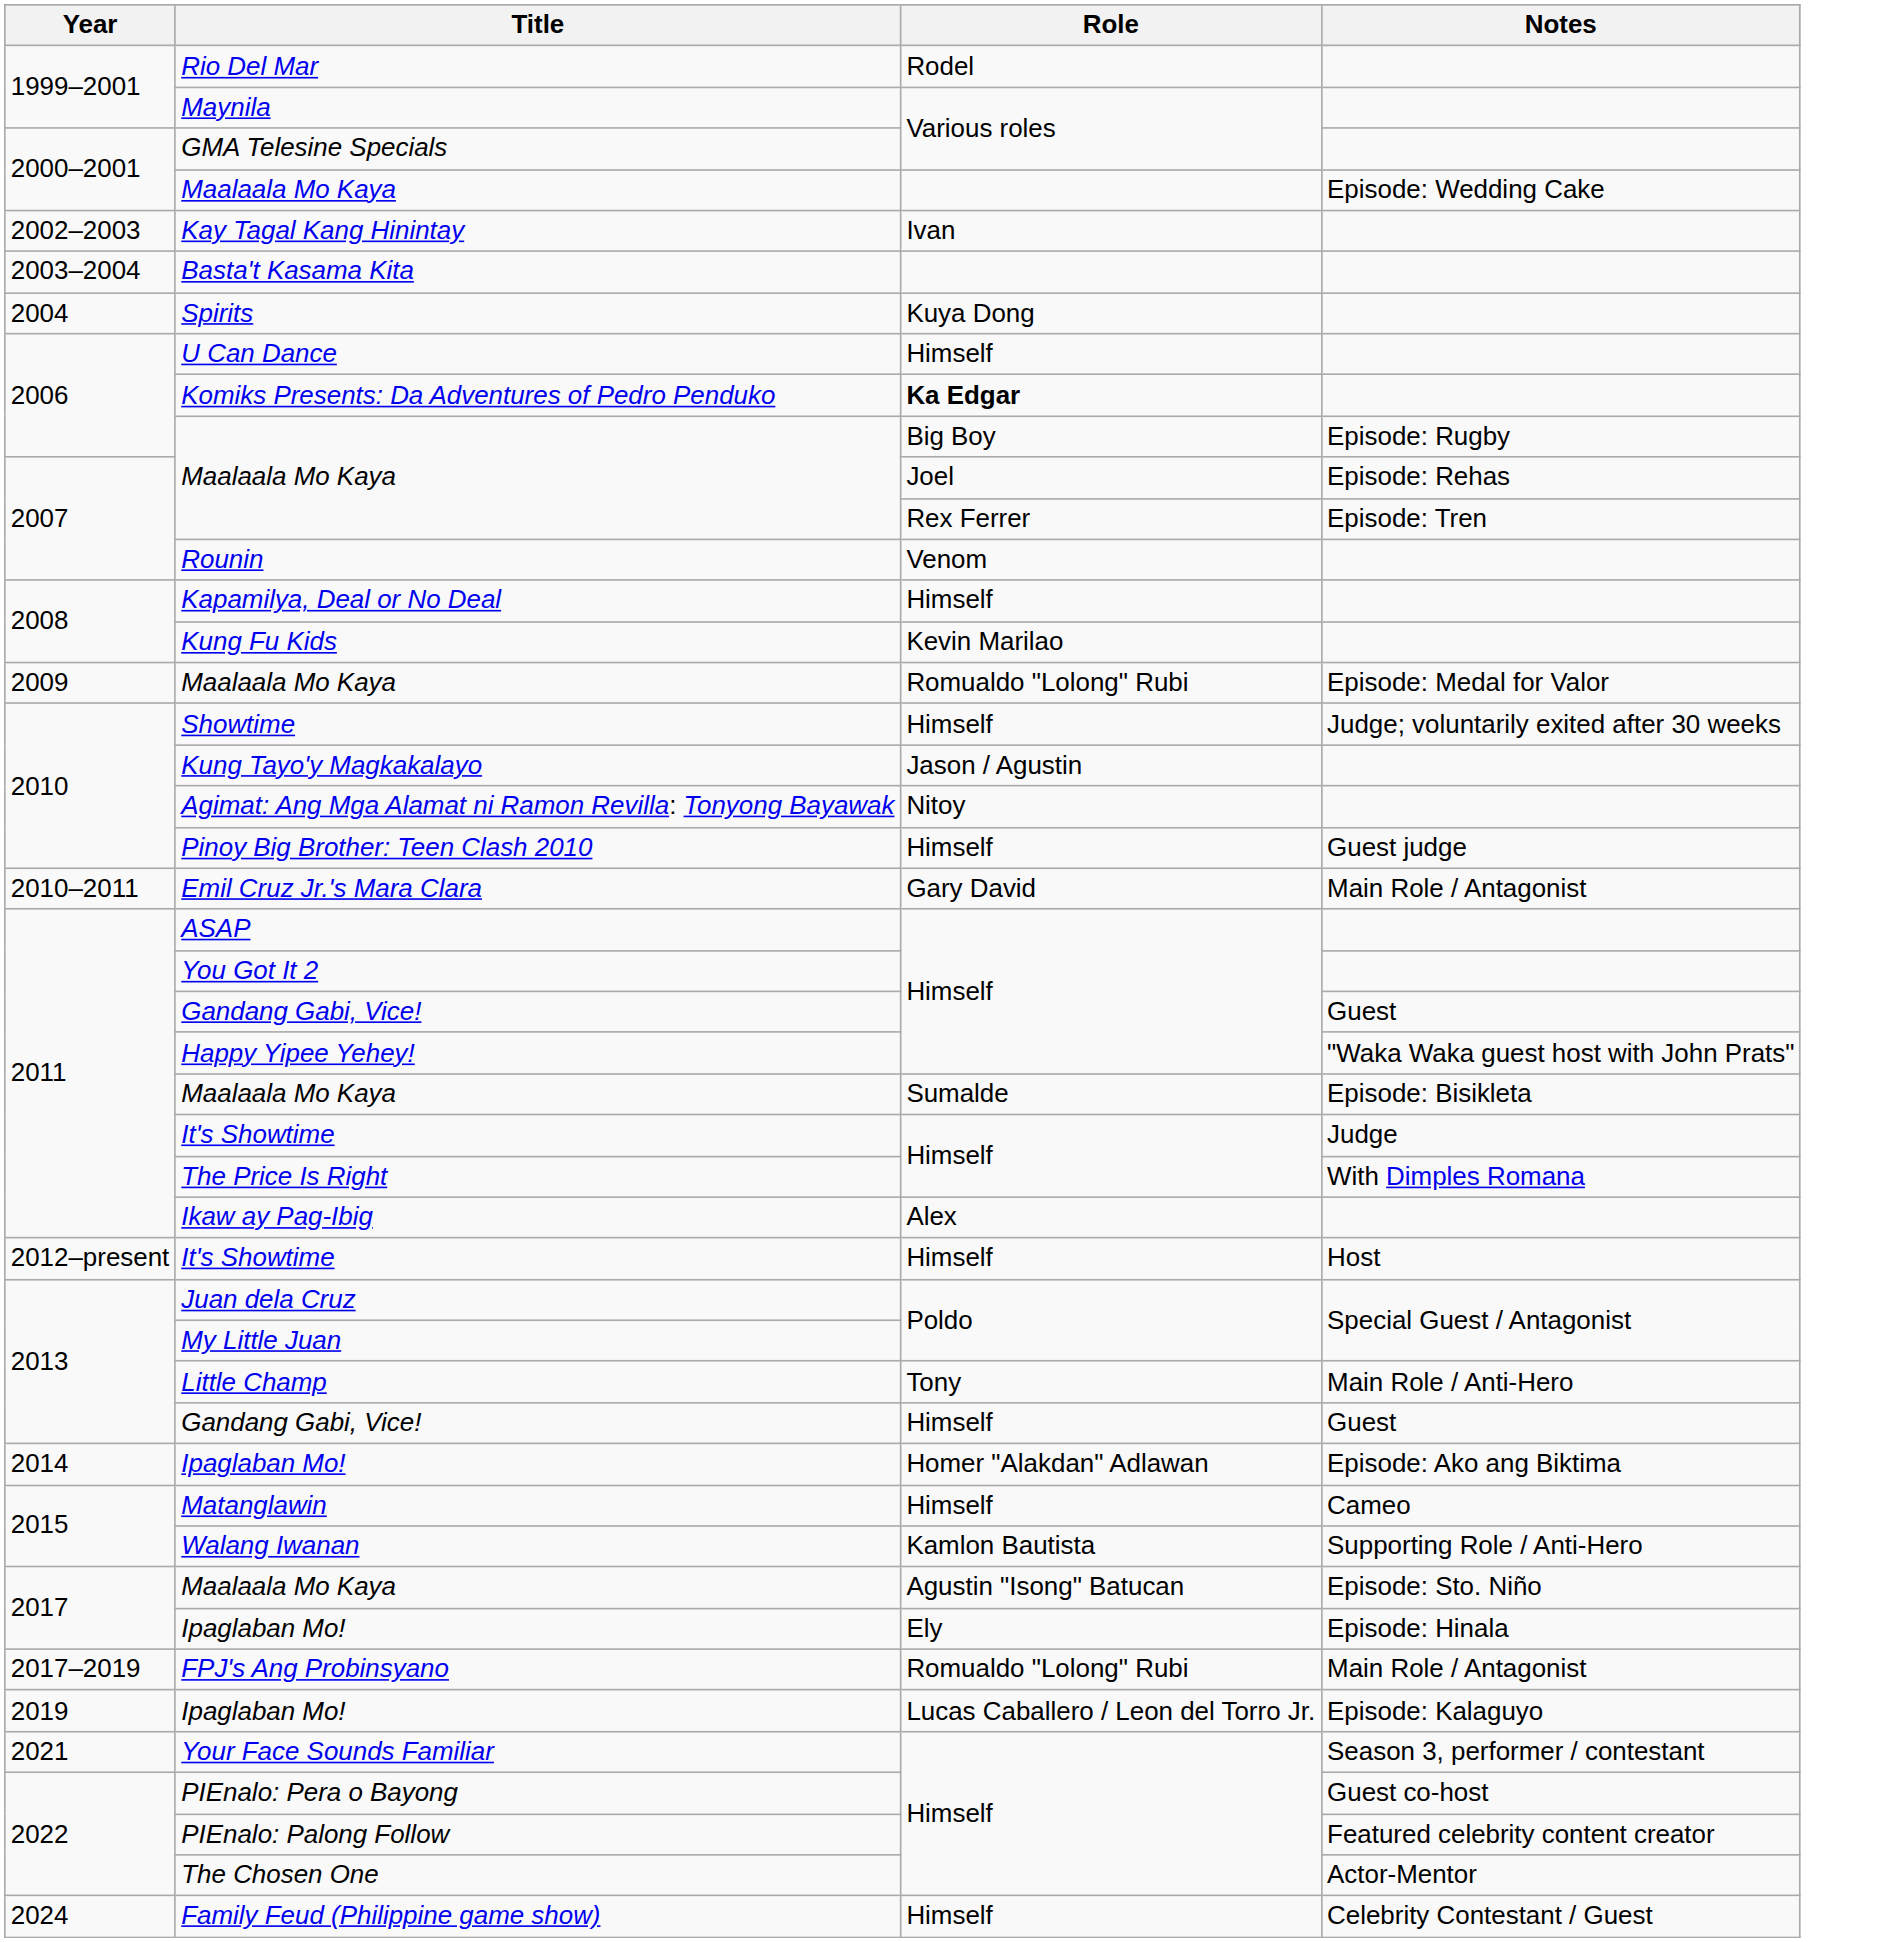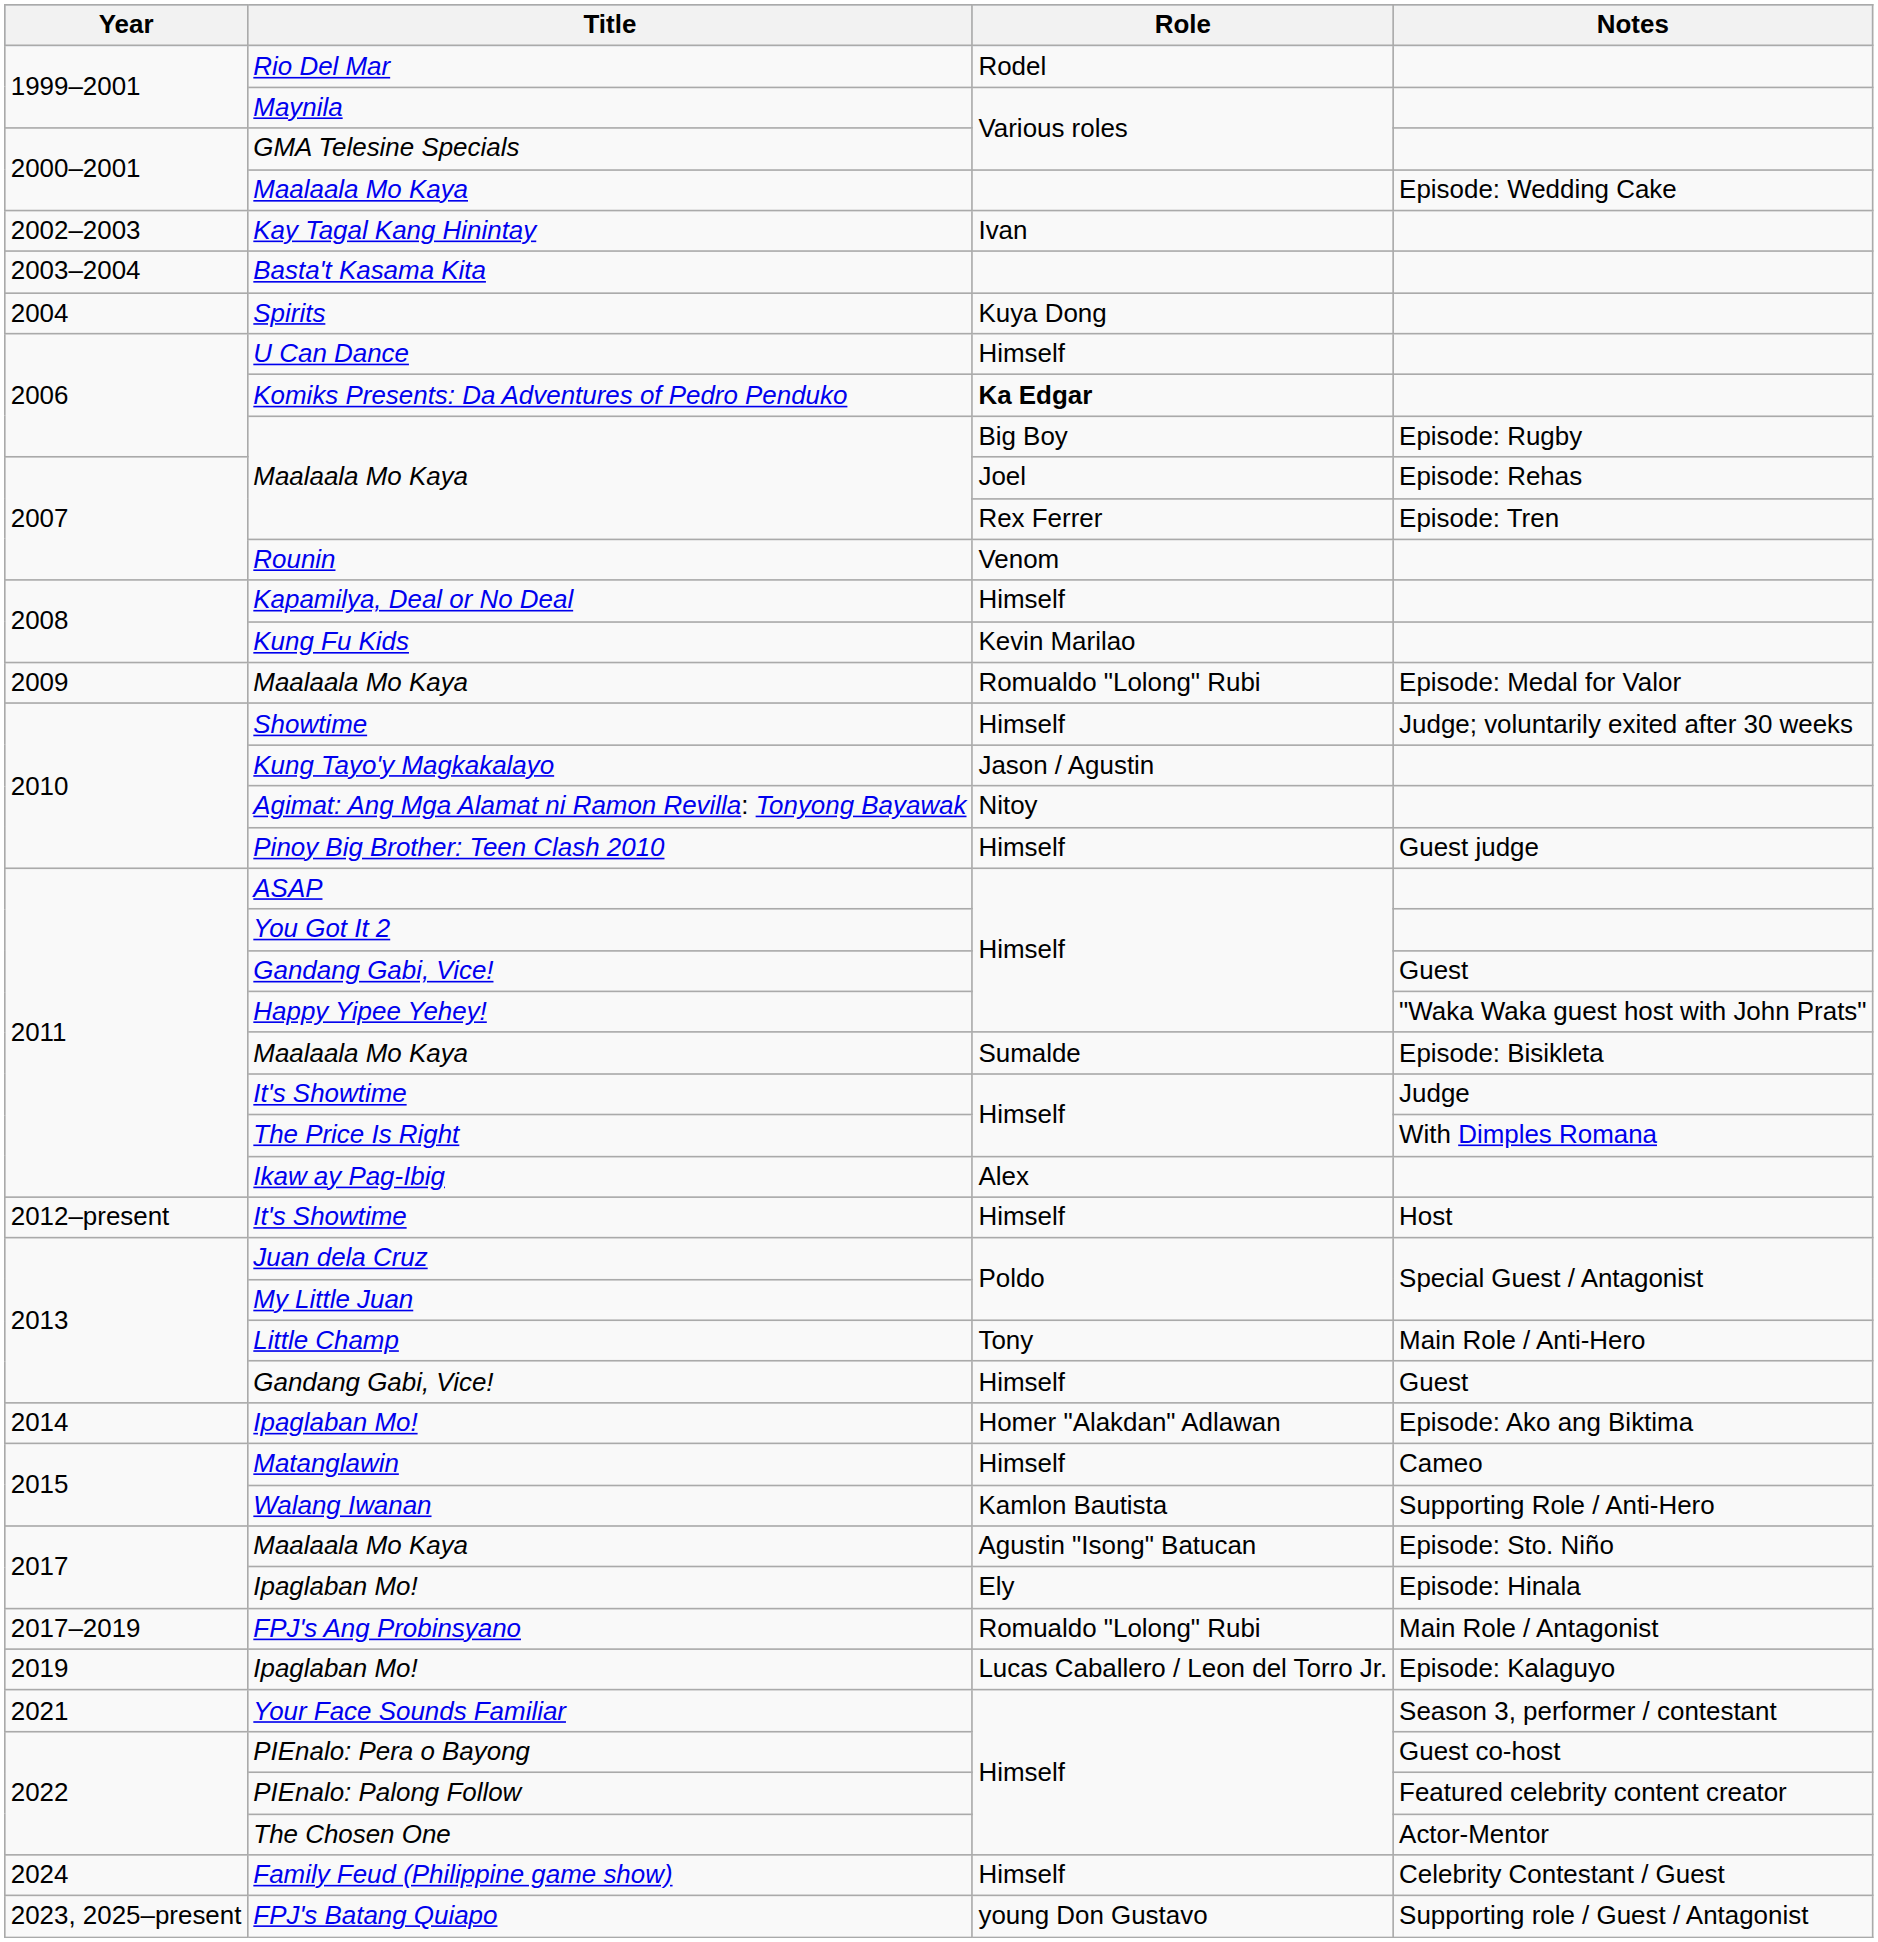- row: (332, 888)
+ row: (375, 1915)
